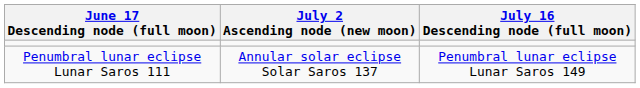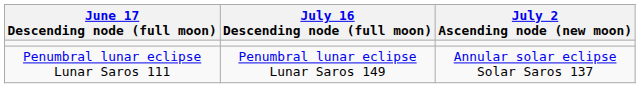columns swapped: (320, 22) <-> (527, 22)
